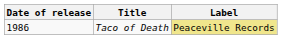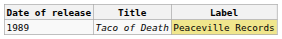(18, 27) 1986 -> (18, 27) 1989
